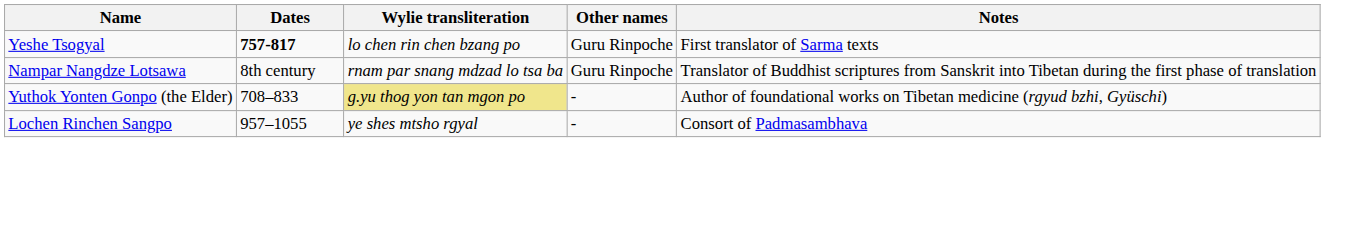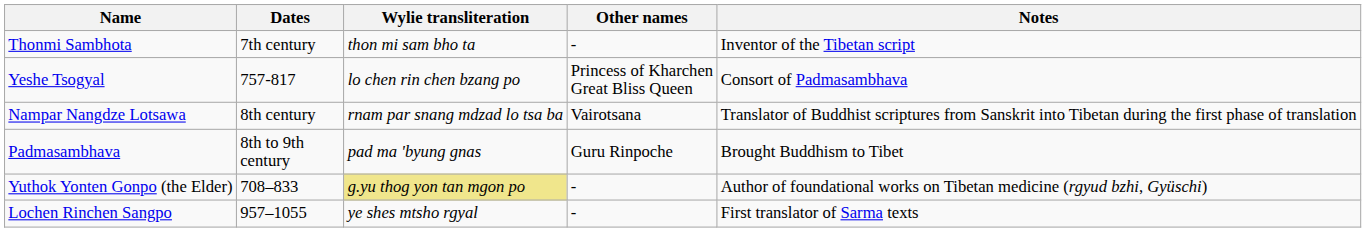+ row: (70, 44)
(268, 44) bold -> (268, 79) normal
(622, 44) Guru Rinpoche -> (642, 79) Princess of Kharchen Great Bliss Queen
(779, 44) First translator of Sarma texts -> (814, 79) Consort of Padmasambhava
(622, 70) Guru Rinpoche -> (606, 115) Vairotsana
+ row: (64, 151)
(774, 123) Consort of Padmasambhava -> (820, 213) First translator of Sarma texts
